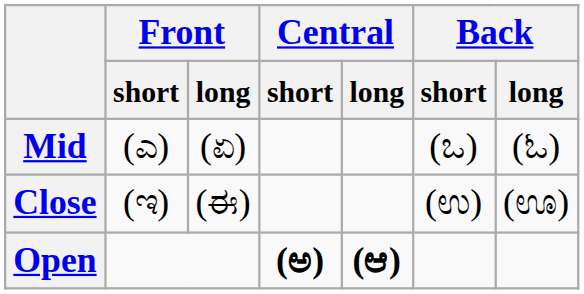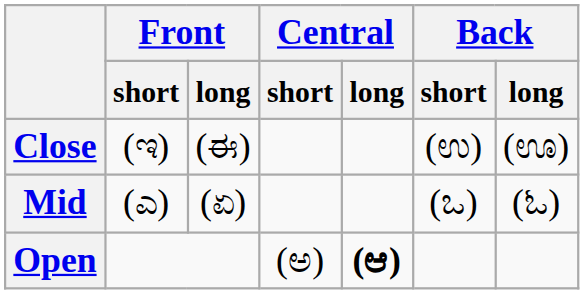rows swapped: (55, 202) <-> (55, 145)
(300, 259) bold -> (300, 259) normal
